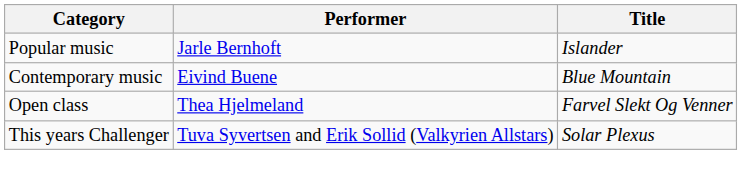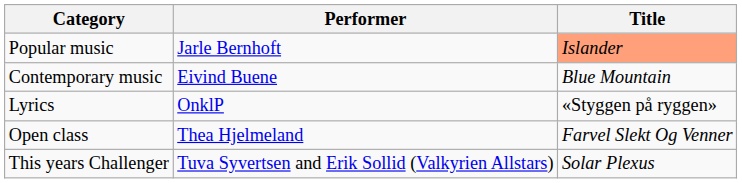(592, 47) no background -> (592, 47) lightsalmon background
+ row: (32, 105)
